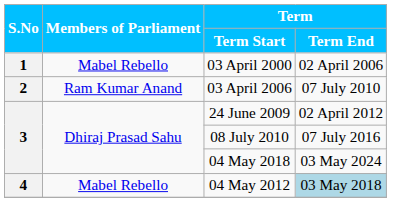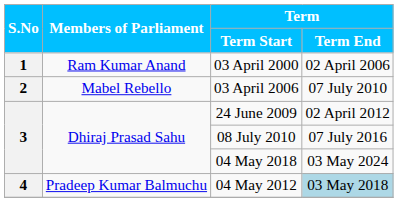(123, 64) Mabel Rebello -> (126, 64) Ram Kumar Anand
(123, 88) Ram Kumar Anand -> (126, 88) Mabel Rebello
(123, 185) Mabel Rebello -> (126, 185) Pradeep Kumar Balmuchu
